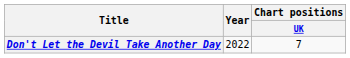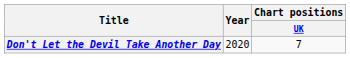(237, 45) 2022 -> (237, 45) 2020
